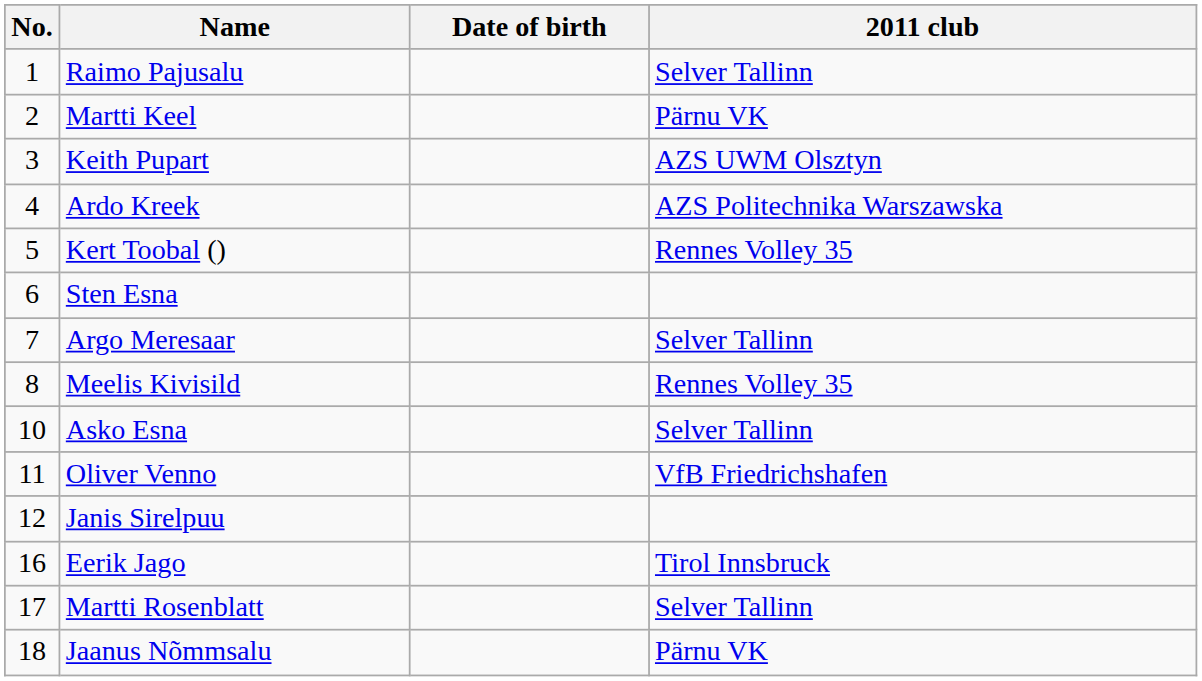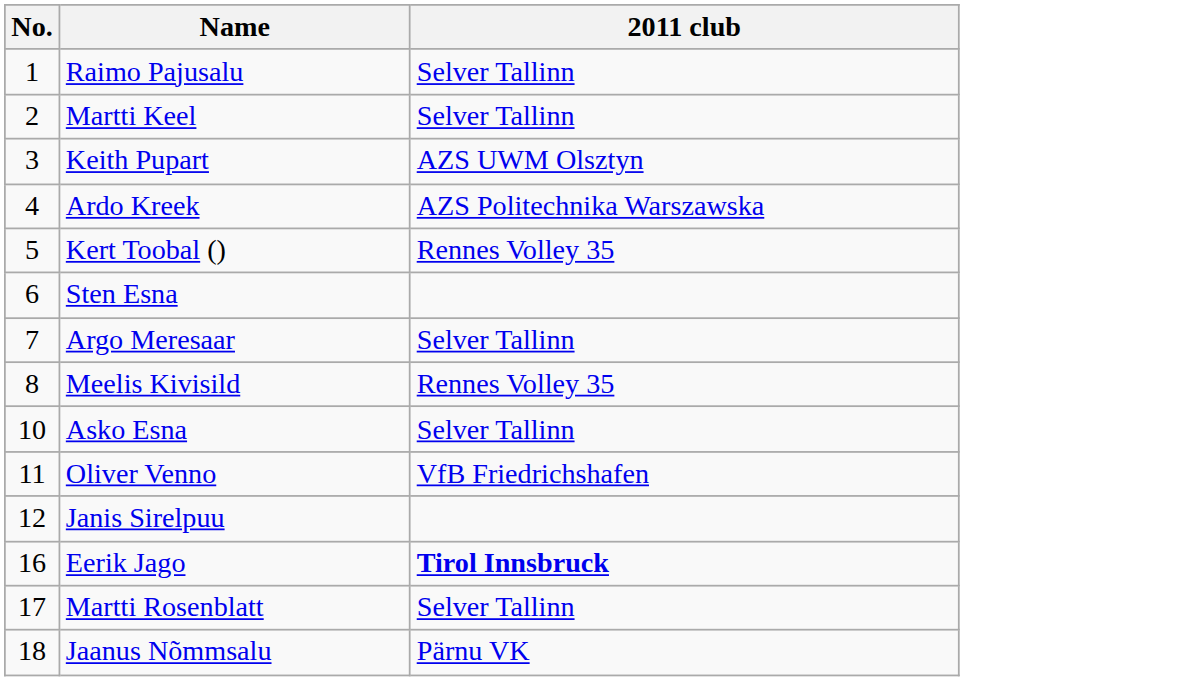- column: (529, 26)
(711, 116) Pärnu VK -> (496, 116) Selver Tallinn
(742, 562) normal -> (513, 562) bold
